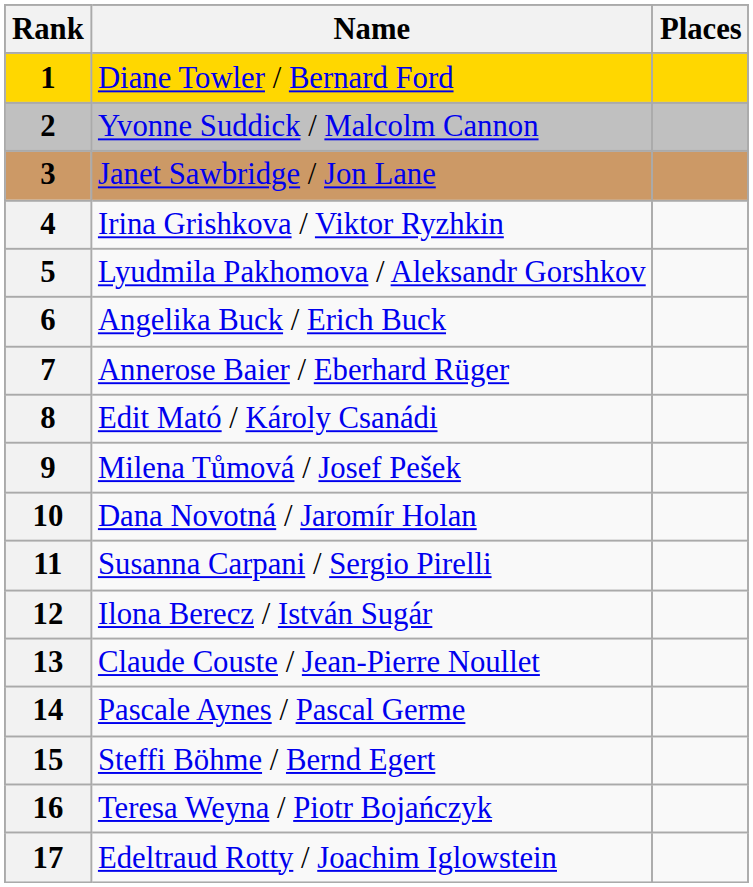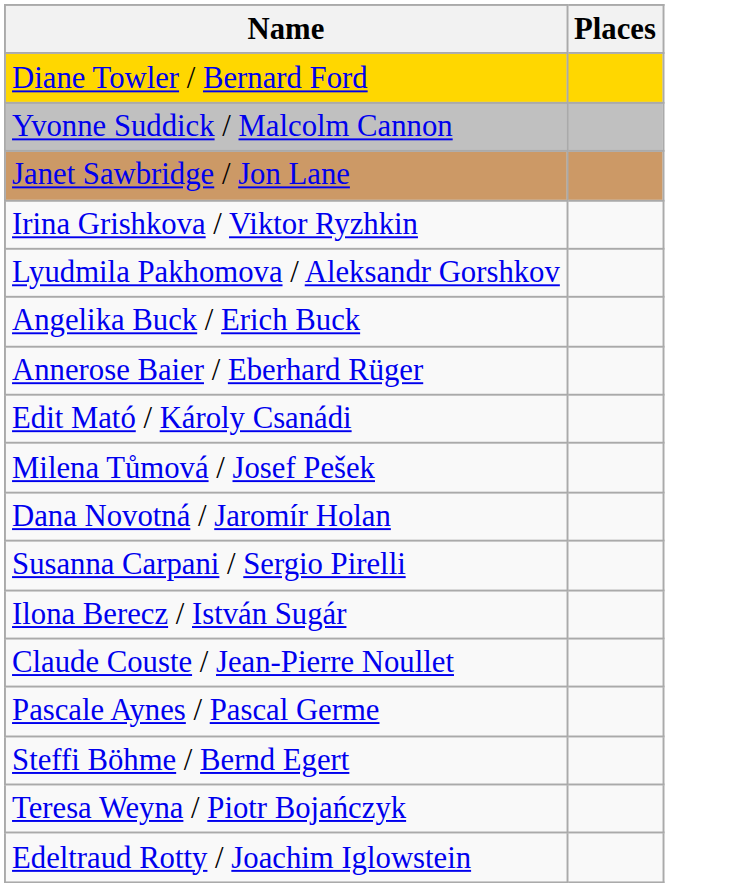- column: (48, 28)
